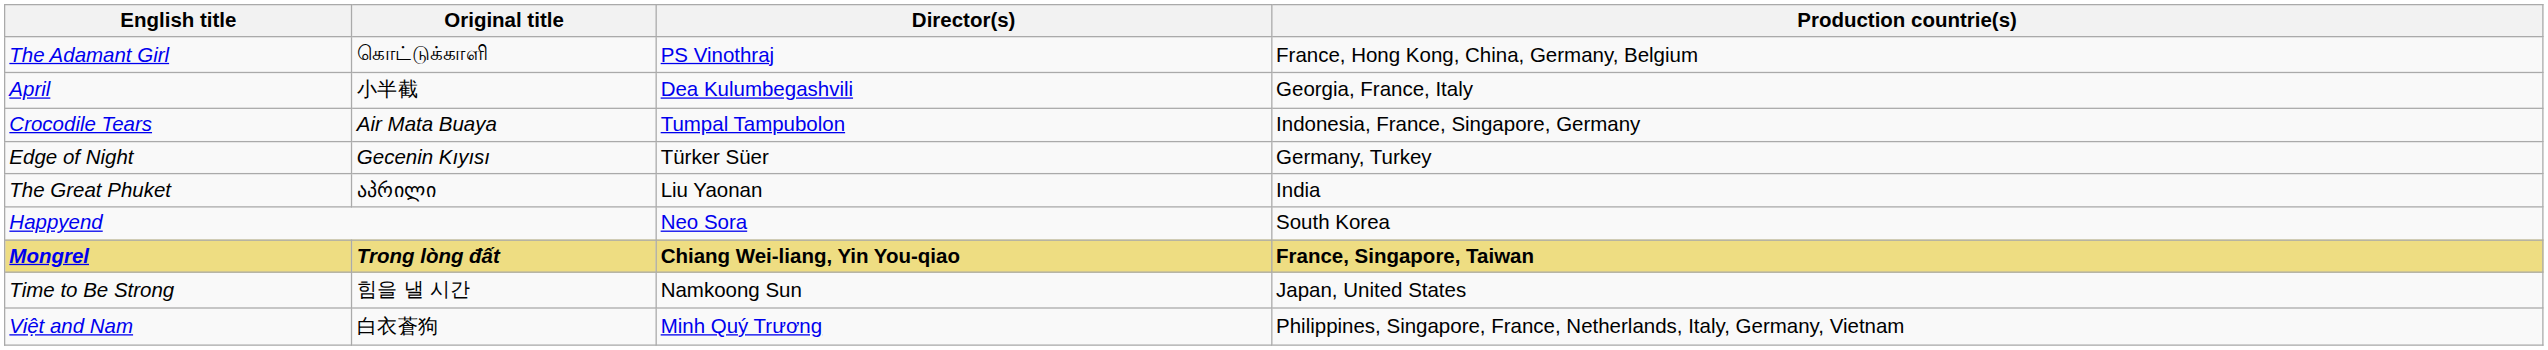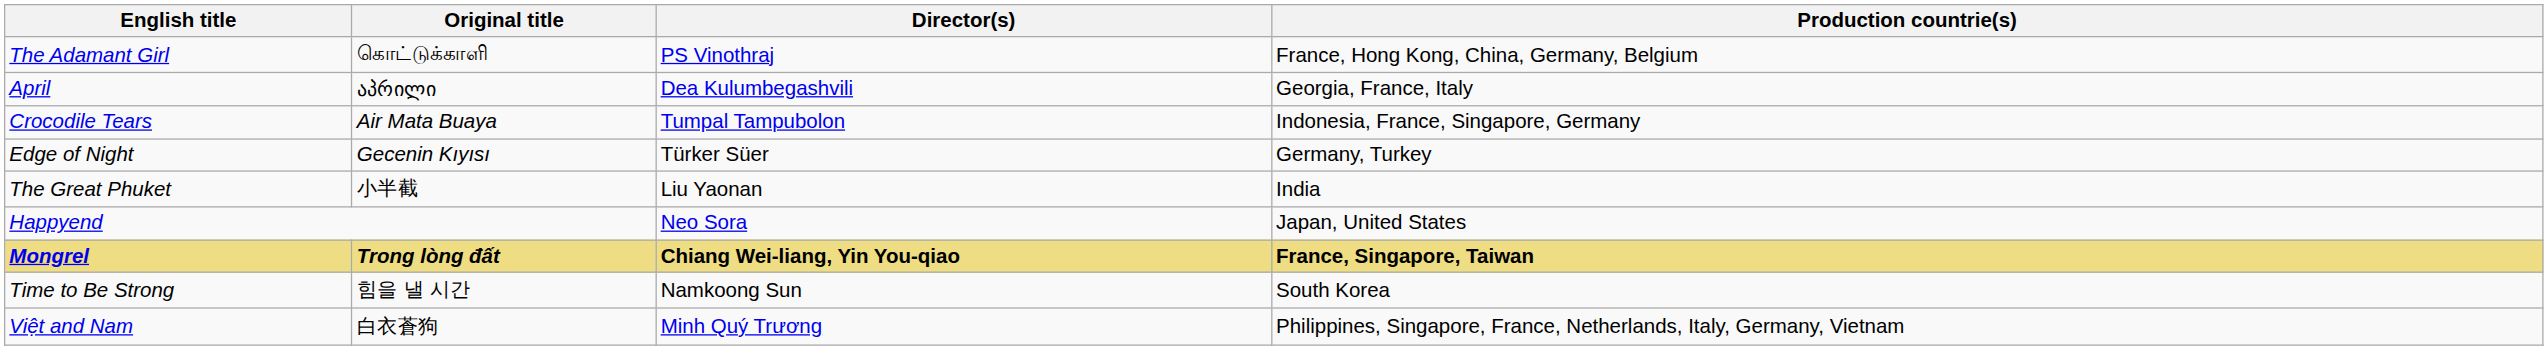(388, 89) 小半截 -> (397, 89) აპრილი
(397, 190) აპრილი -> (388, 188) 小半截
(1333, 223) South Korea -> (1371, 223) Japan, United States
(1371, 290) Japan, United States -> (1333, 290) South Korea
